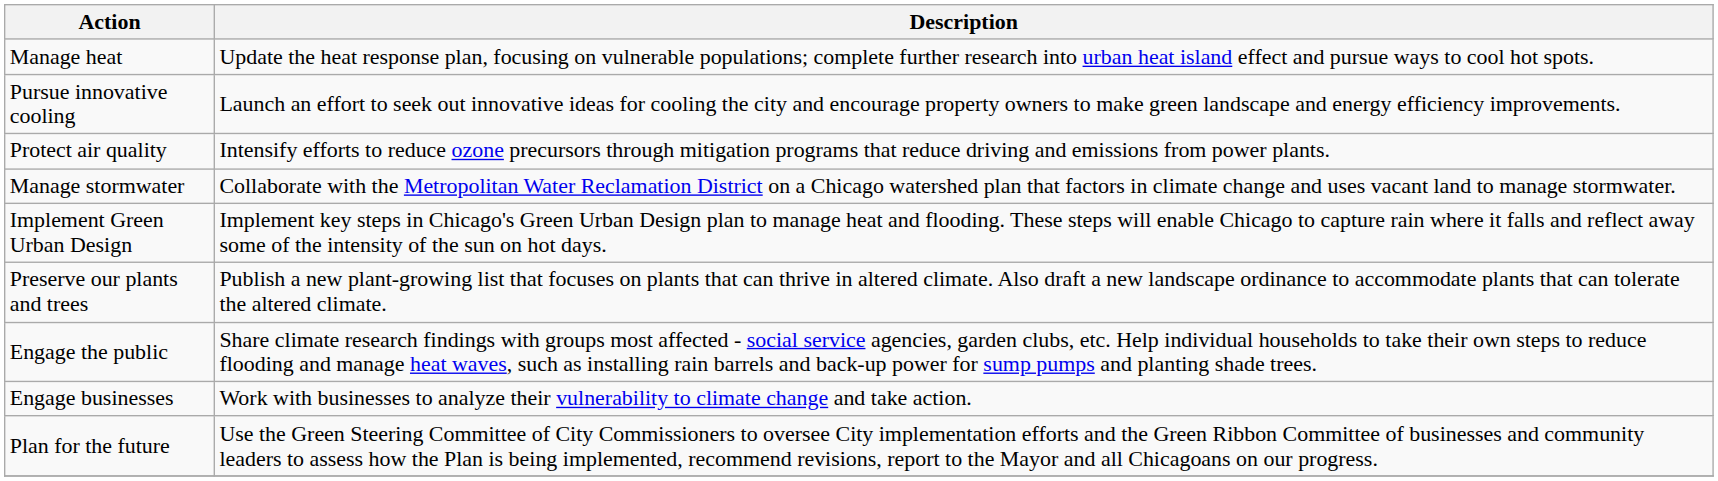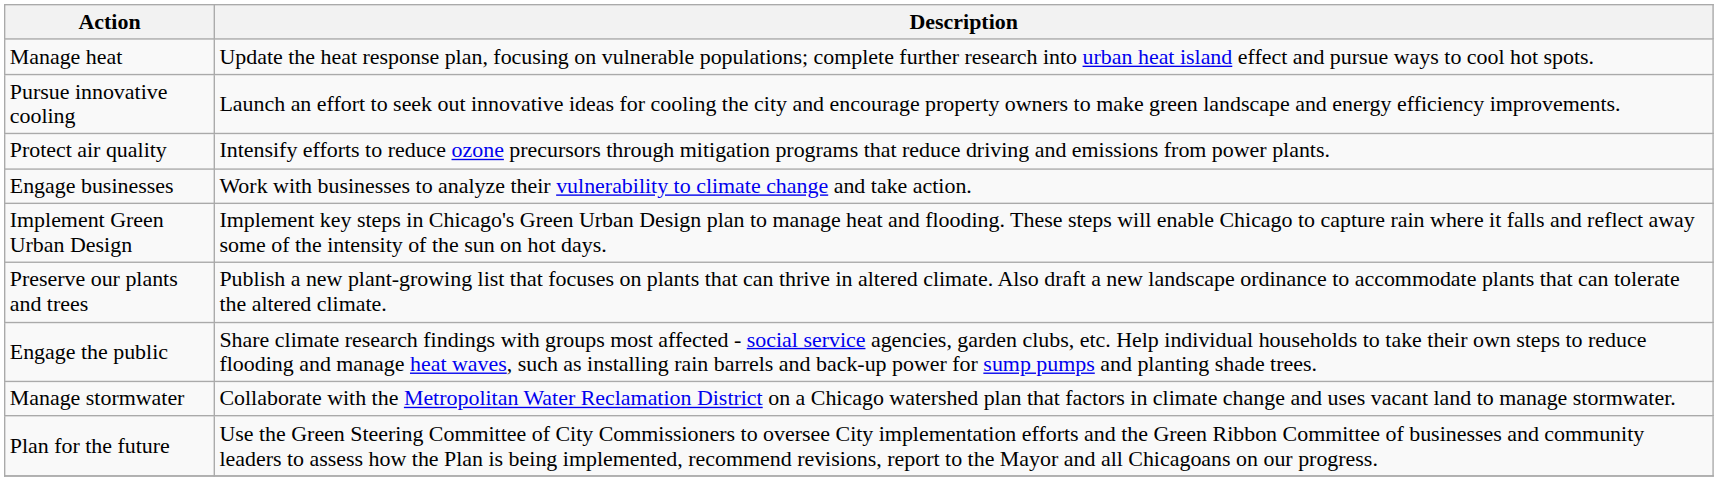rows swapped: (97, 185) <-> (92, 398)
